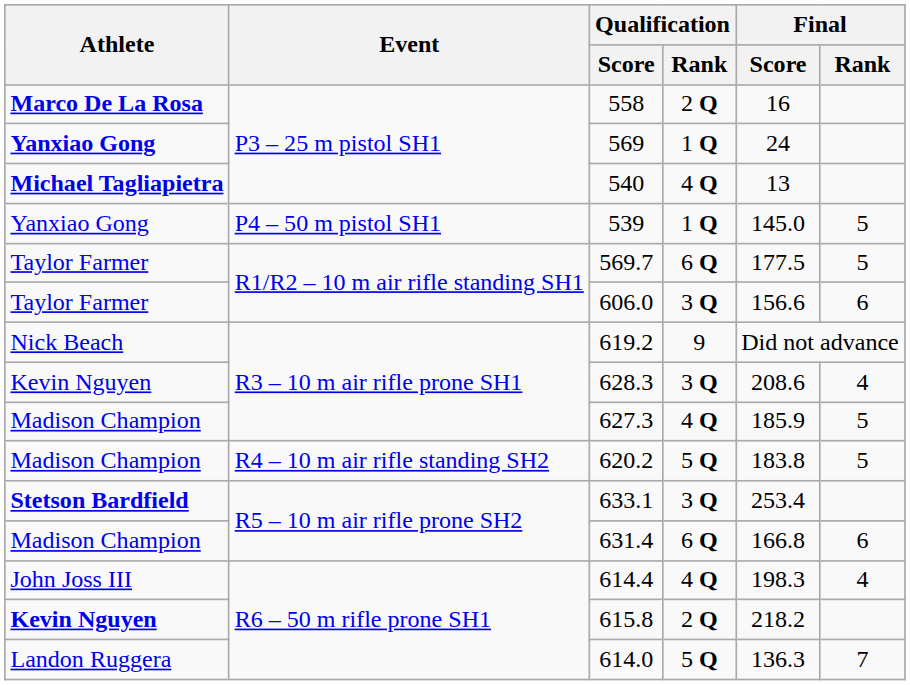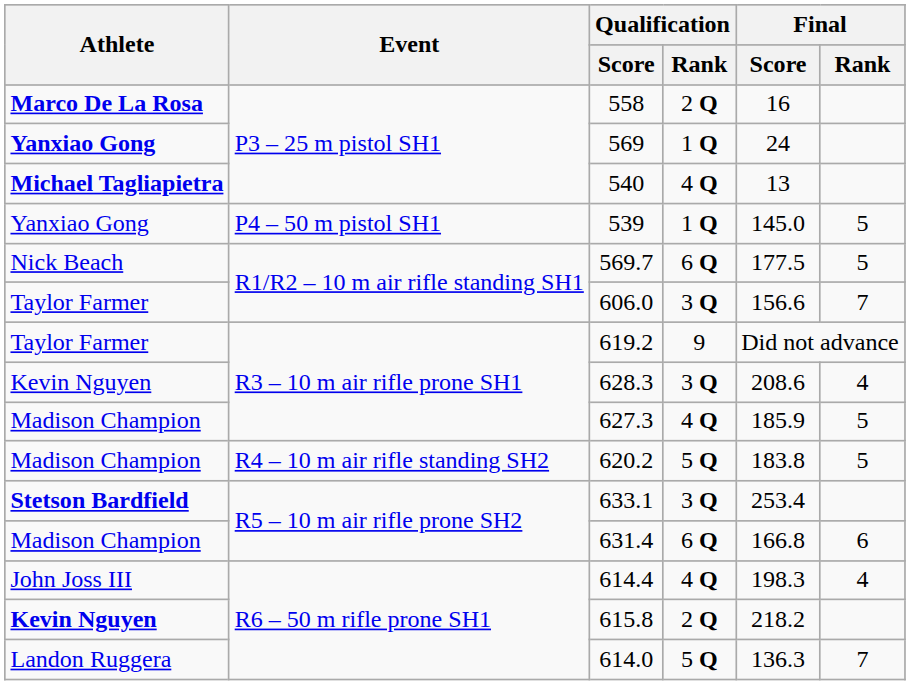(79, 262) Taylor Farmer -> (67, 262) Nick Beach
(862, 302) 6 -> (862, 302) 7
(67, 342) Nick Beach -> (79, 342) Taylor Farmer
